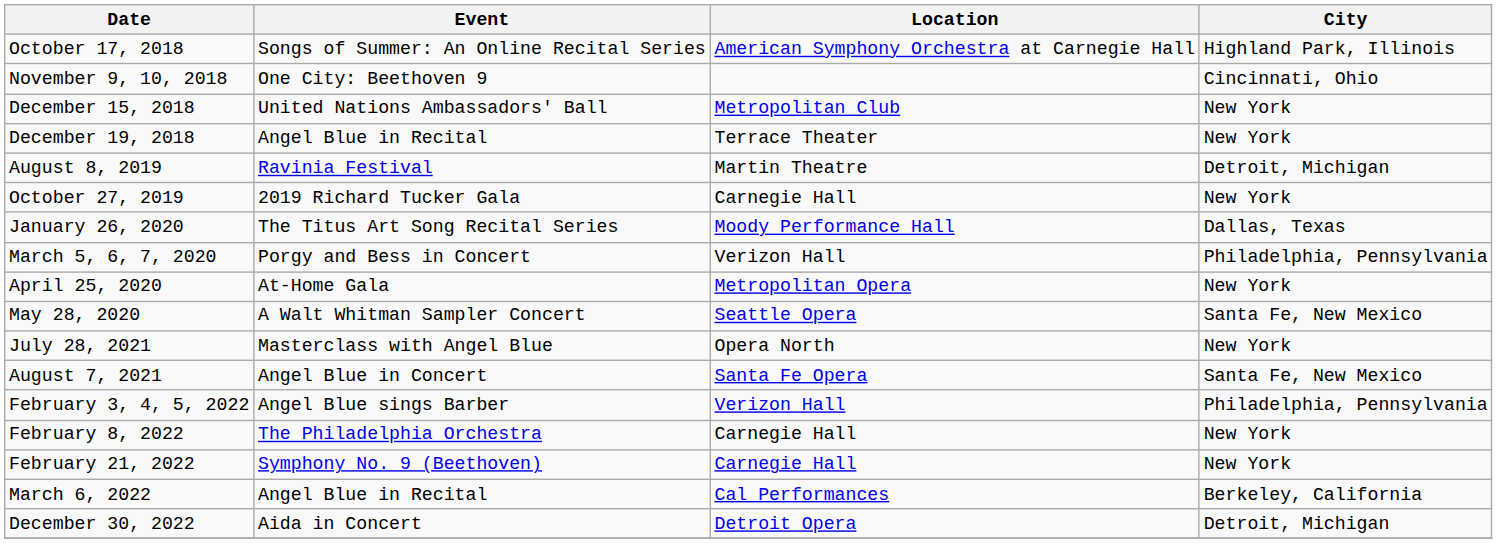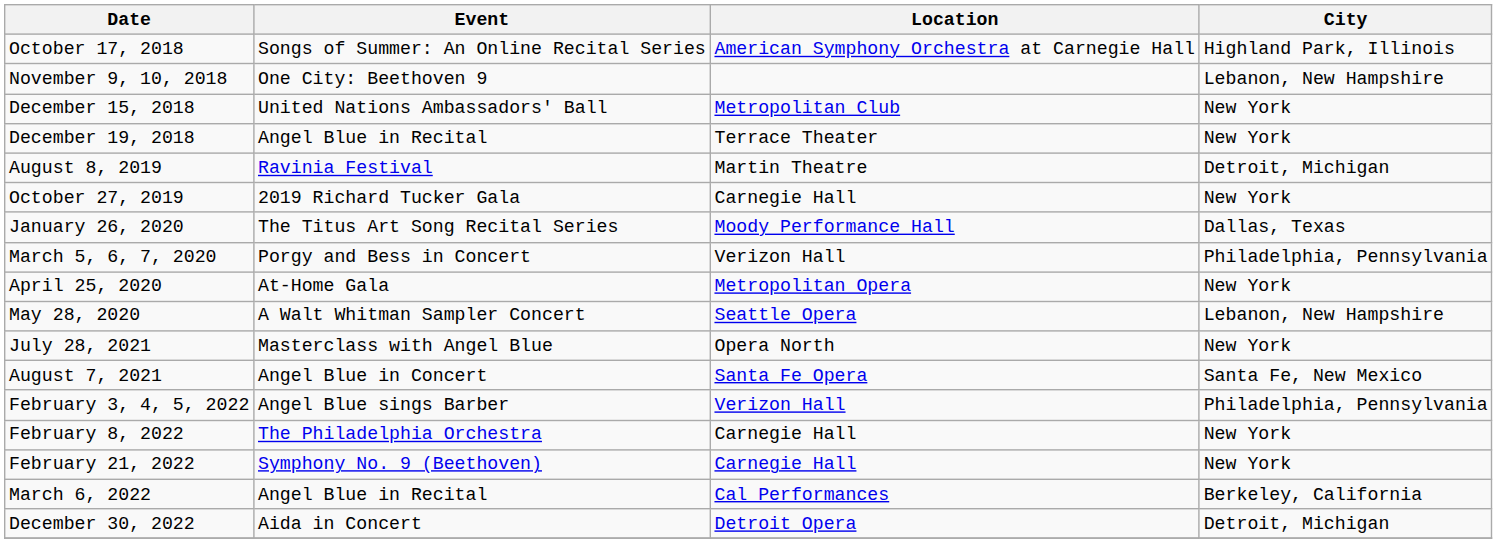(1291, 79) Cincinnati, Ohio -> (1324, 79) Lebanon, New Hampshire
(1313, 316) Santa Fe, New Mexico -> (1324, 316) Lebanon, New Hampshire
